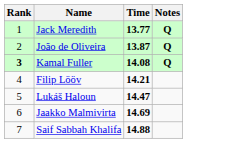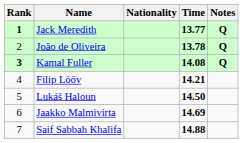+ column: (151, 12)
(19, 29) normal -> (19, 29) bold
(138, 46) 13.87 -> (193, 46) 13.78
(138, 96) 14.47 -> (193, 96) 14.50
